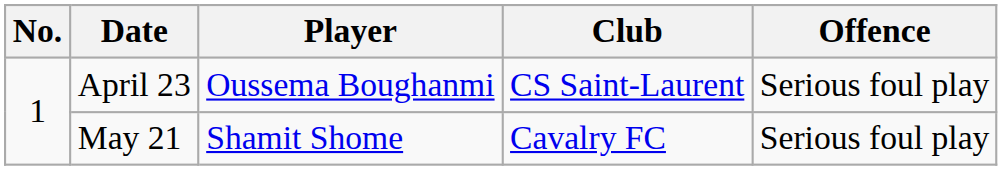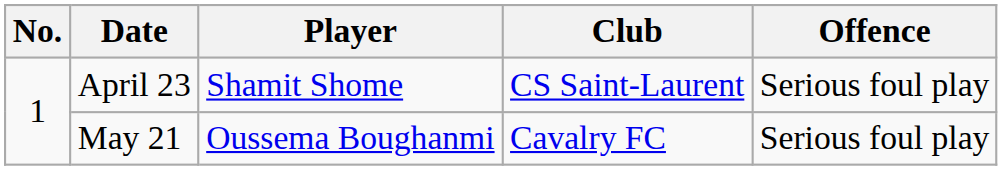(350, 84) Oussema Boughanmi -> (305, 84) Shamit Shome
(305, 137) Shamit Shome -> (350, 137) Oussema Boughanmi
